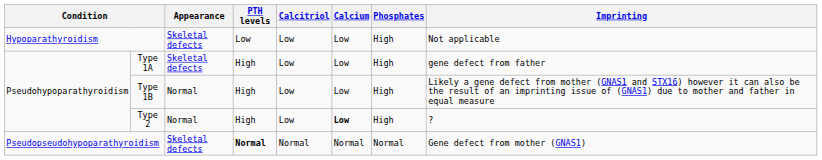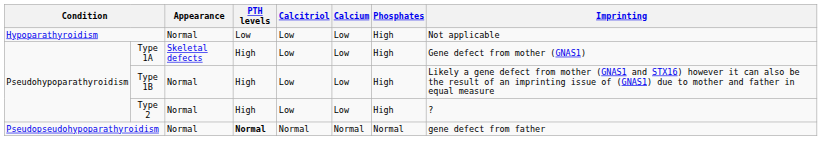(187, 40) Skeletal defects -> (182, 35) Normal
(487, 63) gene defect from father -> (507, 53) Gene defect from mother (GNAS1)
(341, 120) bold -> (341, 110) normal
(187, 143) Skeletal defects -> (182, 129) Normal
(507, 143) Gene defect from mother (GNAS1) -> (487, 129) gene defect from father
